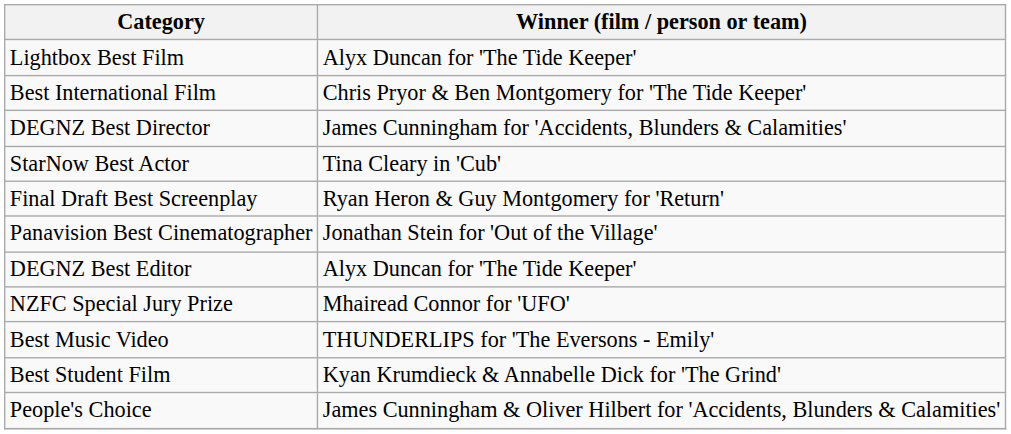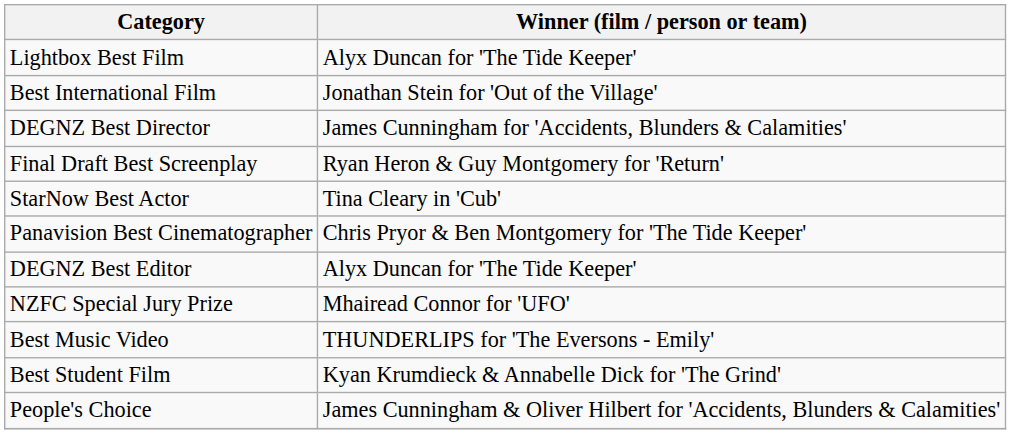(565, 92) Chris Pryor & Ben Montgomery for 'The Tide Keeper' -> (490, 92) Jonathan Stein for 'Out of the Village'
rows swapped: (99, 163) <-> (134, 198)
(490, 233) Jonathan Stein for 'Out of the Village' -> (565, 233) Chris Pryor & Ben Montgomery for 'The Tide Keeper'
